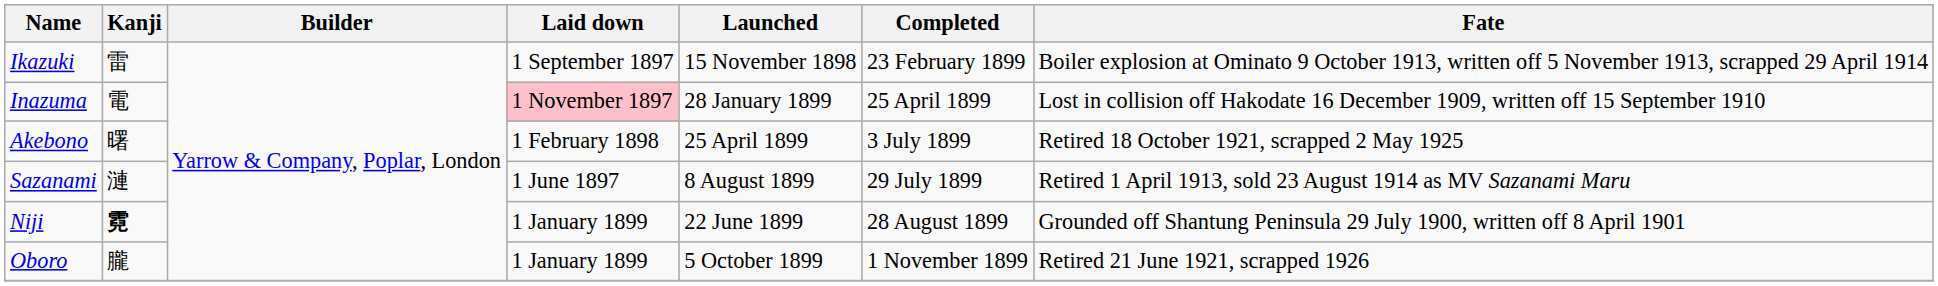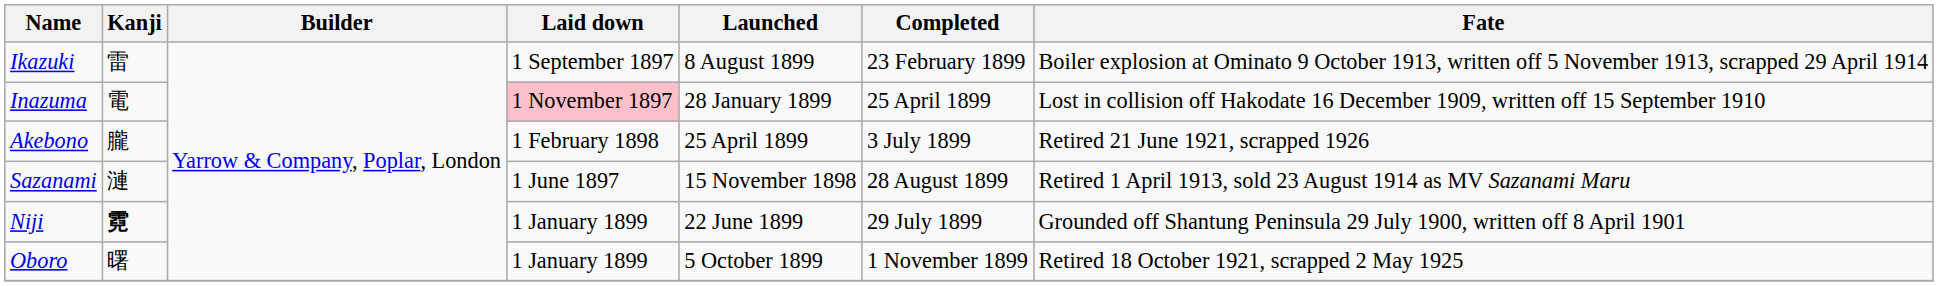(770, 61) 15 November 1898 -> (749, 61) 8 August 1899
(118, 141) 曙 -> (118, 141) 朧
(1251, 141) Retired 18 October 1921, scrapped 2 May 1925 -> (1204, 141) Retired 21 June 1921, scrapped 1926
(749, 181) 8 August 1899 -> (770, 181) 15 November 1898
(925, 181) 29 July 1899 -> (938, 181) 28 August 1899
(938, 221) 28 August 1899 -> (925, 221) 29 July 1899
(118, 261) 朧 -> (118, 261) 曙
(1204, 261) Retired 21 June 1921, scrapped 1926 -> (1251, 261) Retired 18 October 1921, scrapped 2 May 1925
